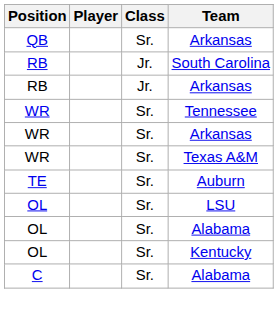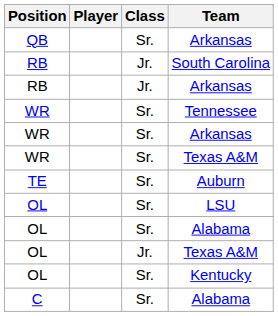+ row: (37, 252)
